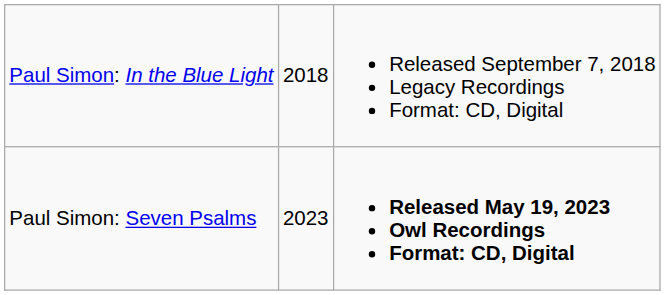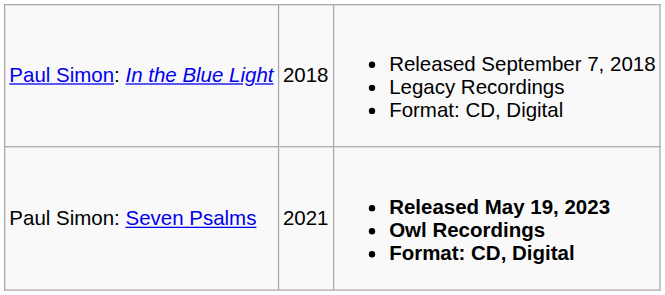(306, 218) 2023 -> (306, 218) 2021
